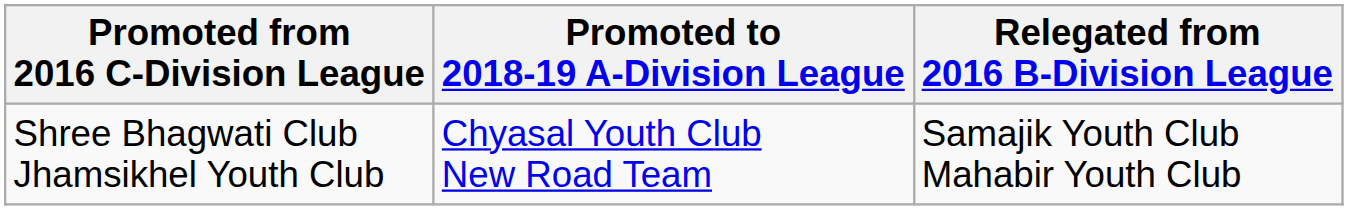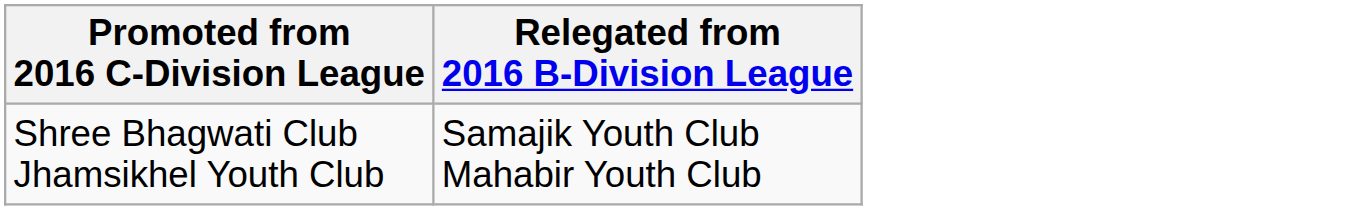- column: (673, 54)
